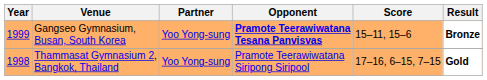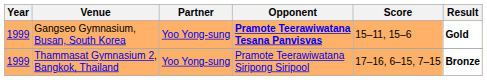(463, 35) Bronze -> (457, 35) Gold
(18, 62) 1998 -> (18, 62) 1999
(457, 62) Gold -> (463, 62) Bronze
